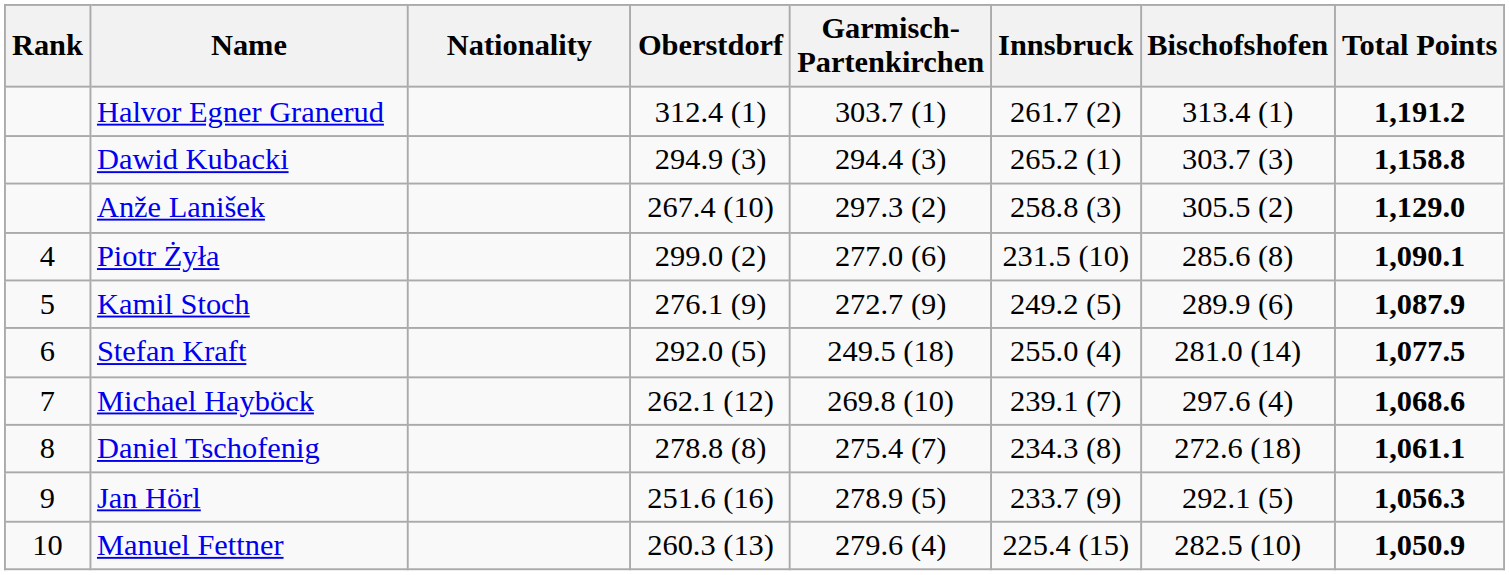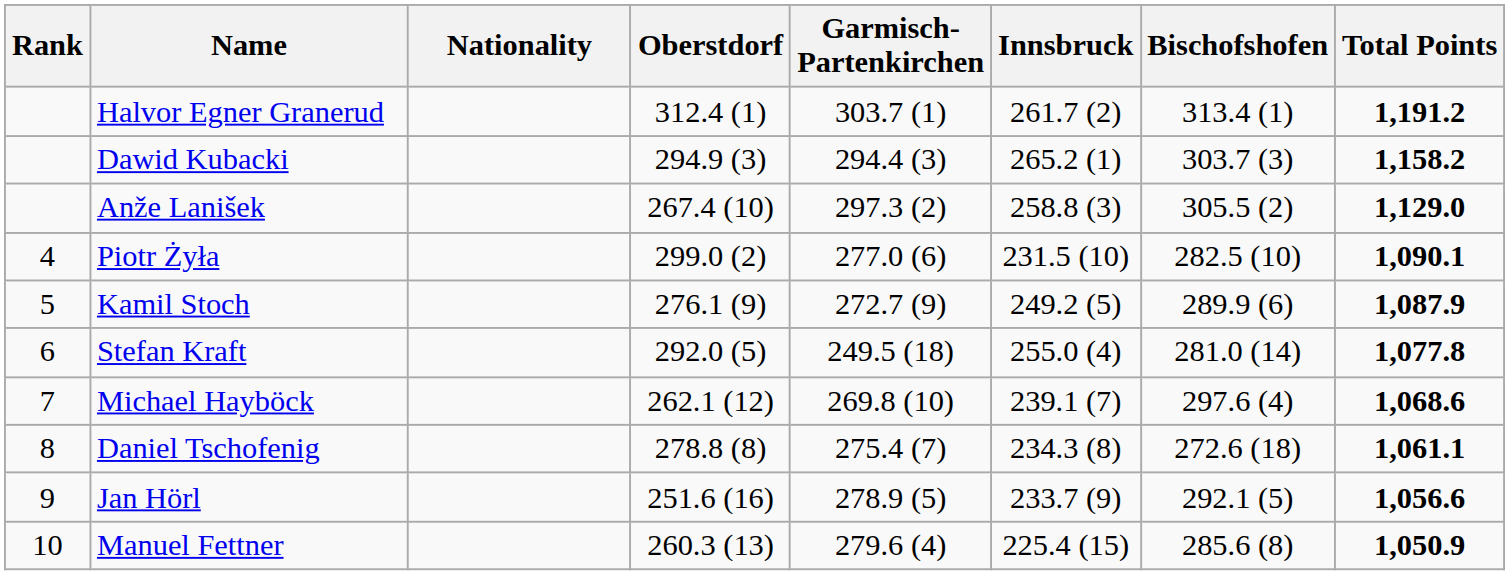(1420, 159) 1,158.8 -> (1420, 159) 1,158.2
(1238, 255) 285.6 (8) -> (1238, 255) 282.5 (10)
(1420, 352) 1,077.5 -> (1420, 352) 1,077.8
(1420, 496) 1,056.3 -> (1420, 496) 1,056.6
(1238, 544) 282.5 (10) -> (1238, 544) 285.6 (8)
